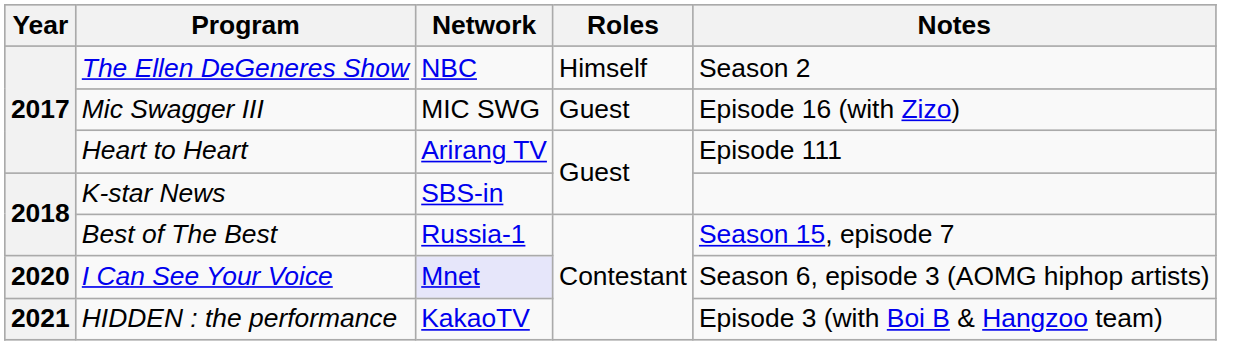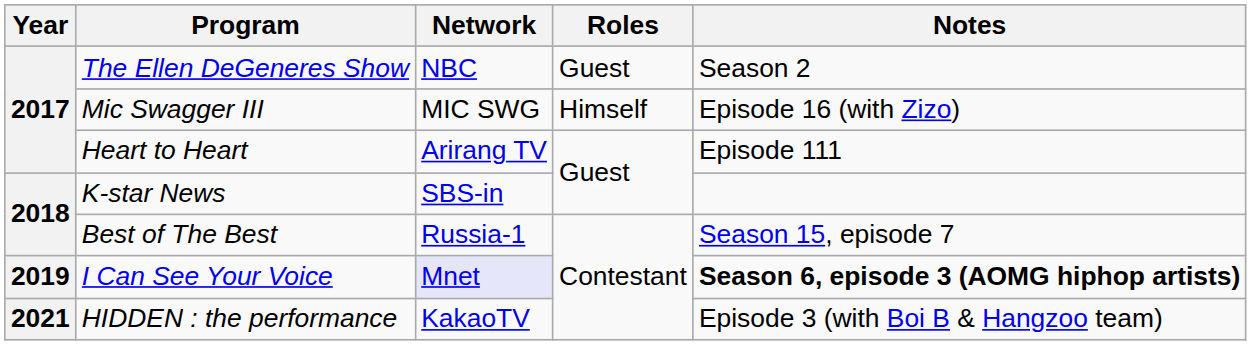(603, 67) Himself -> (594, 67) Guest
(594, 109) Guest -> (603, 109) Himself
(40, 276) 2020 -> (40, 276) 2019
(954, 276) normal -> (970, 276) bold
